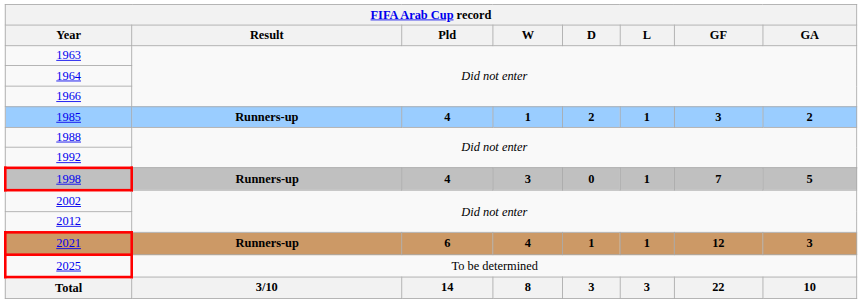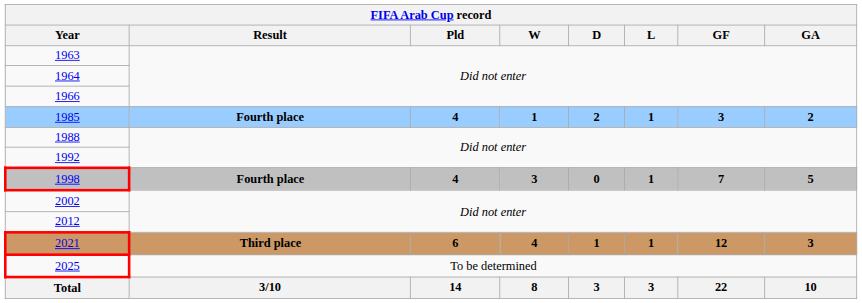(267, 117) Runners-up -> (270, 117) Fourth place
(267, 179) Runners-up -> (270, 179) Fourth place
(267, 244) Runners-up -> (270, 244) Third place
